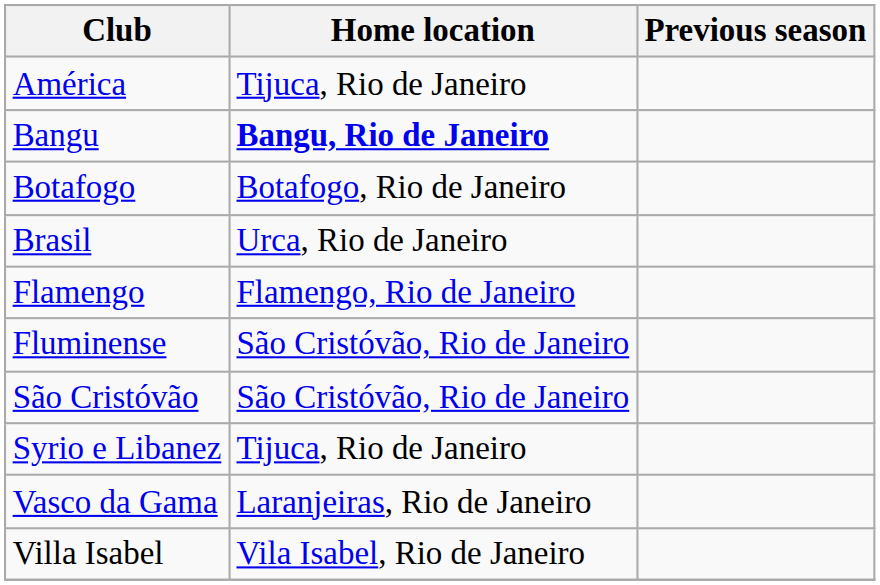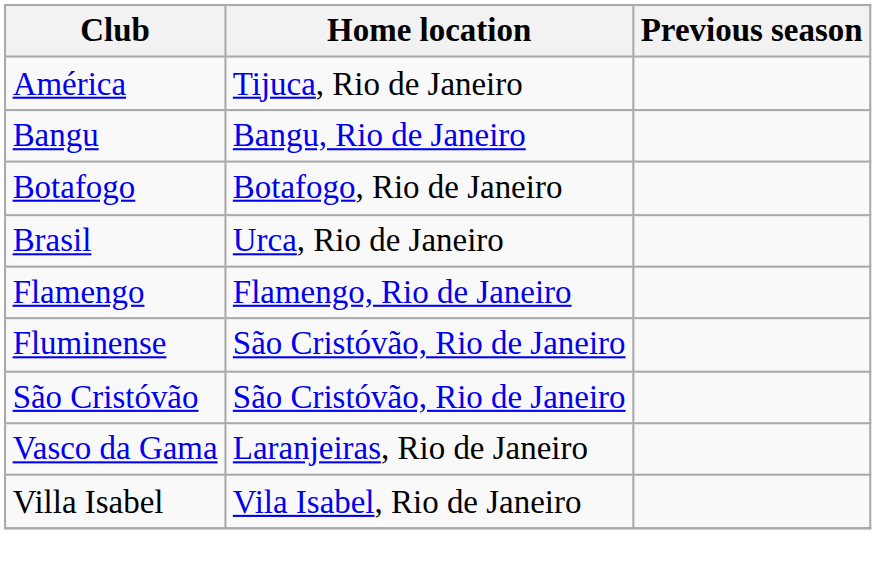(393, 135) bold -> (379, 135) normal
- row: (117, 448)
